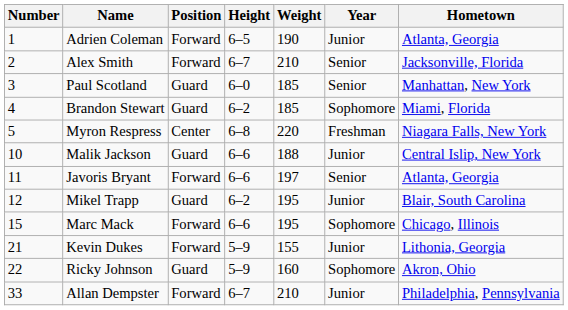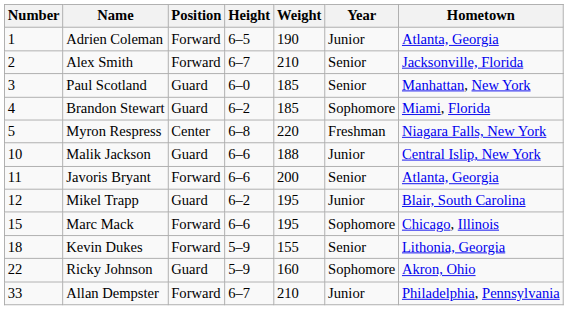(288, 177) 197 -> (288, 177) 200
(15, 246) 21 -> (15, 246) 18
(346, 246) Junior -> (347, 246) Senior
